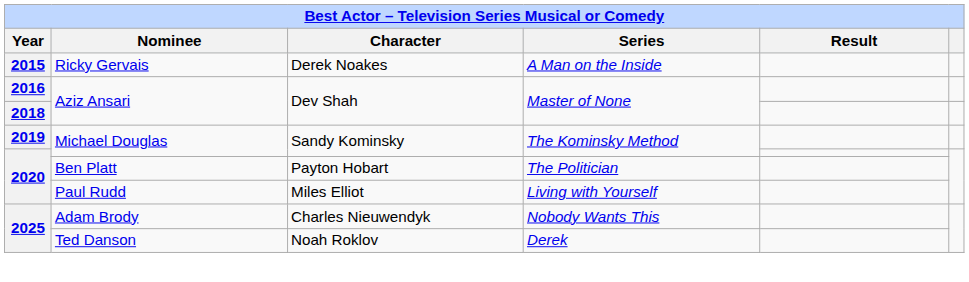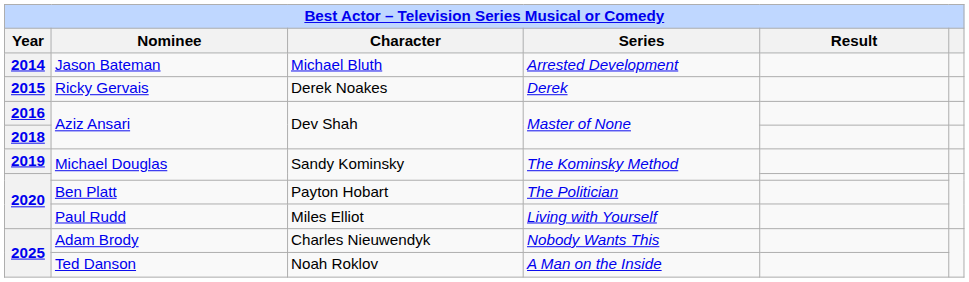+ row: (28, 64)
(594, 64) A Man on the Inside -> (547, 88) Derek
(547, 240) Derek -> (594, 264) A Man on the Inside
